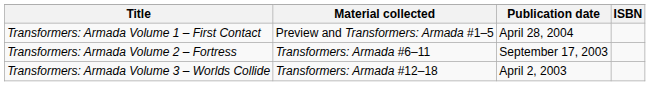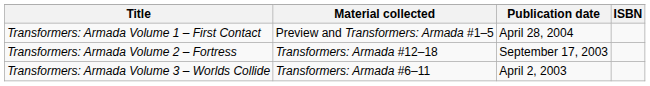(353, 52) Transformers: Armada #6–11 -> (357, 52) Transformers: Armada #12–18
(357, 71) Transformers: Armada #12–18 -> (353, 71) Transformers: Armada #6–11
